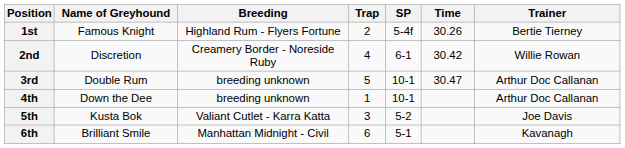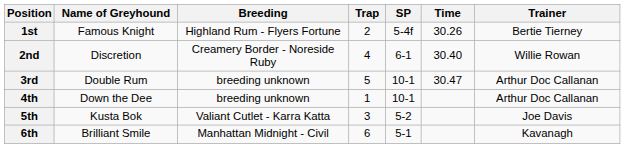(448, 55) 30.42 -> (448, 55) 30.40
